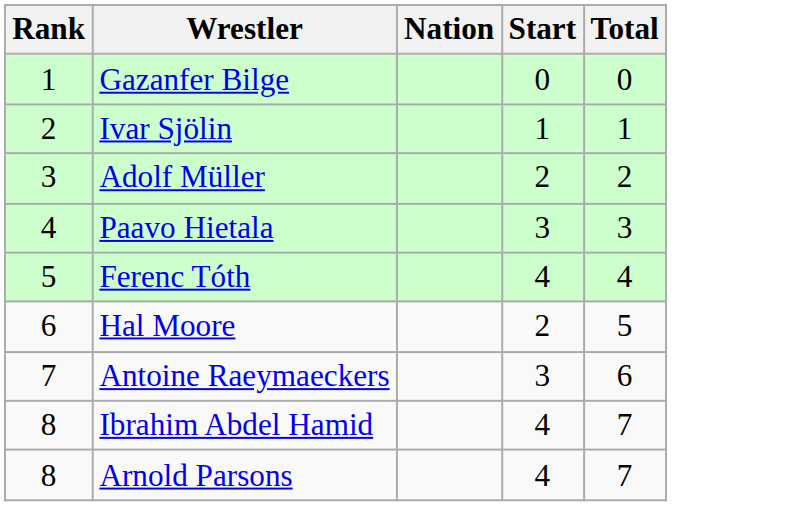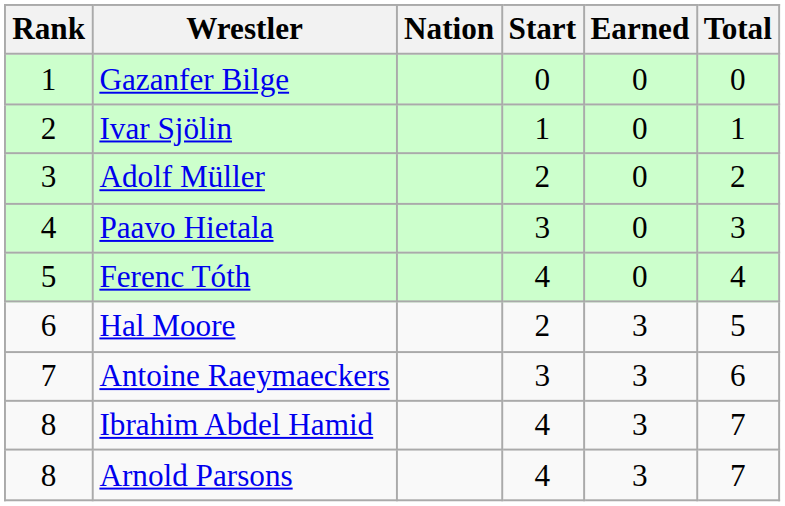+ column: (640, 29)
